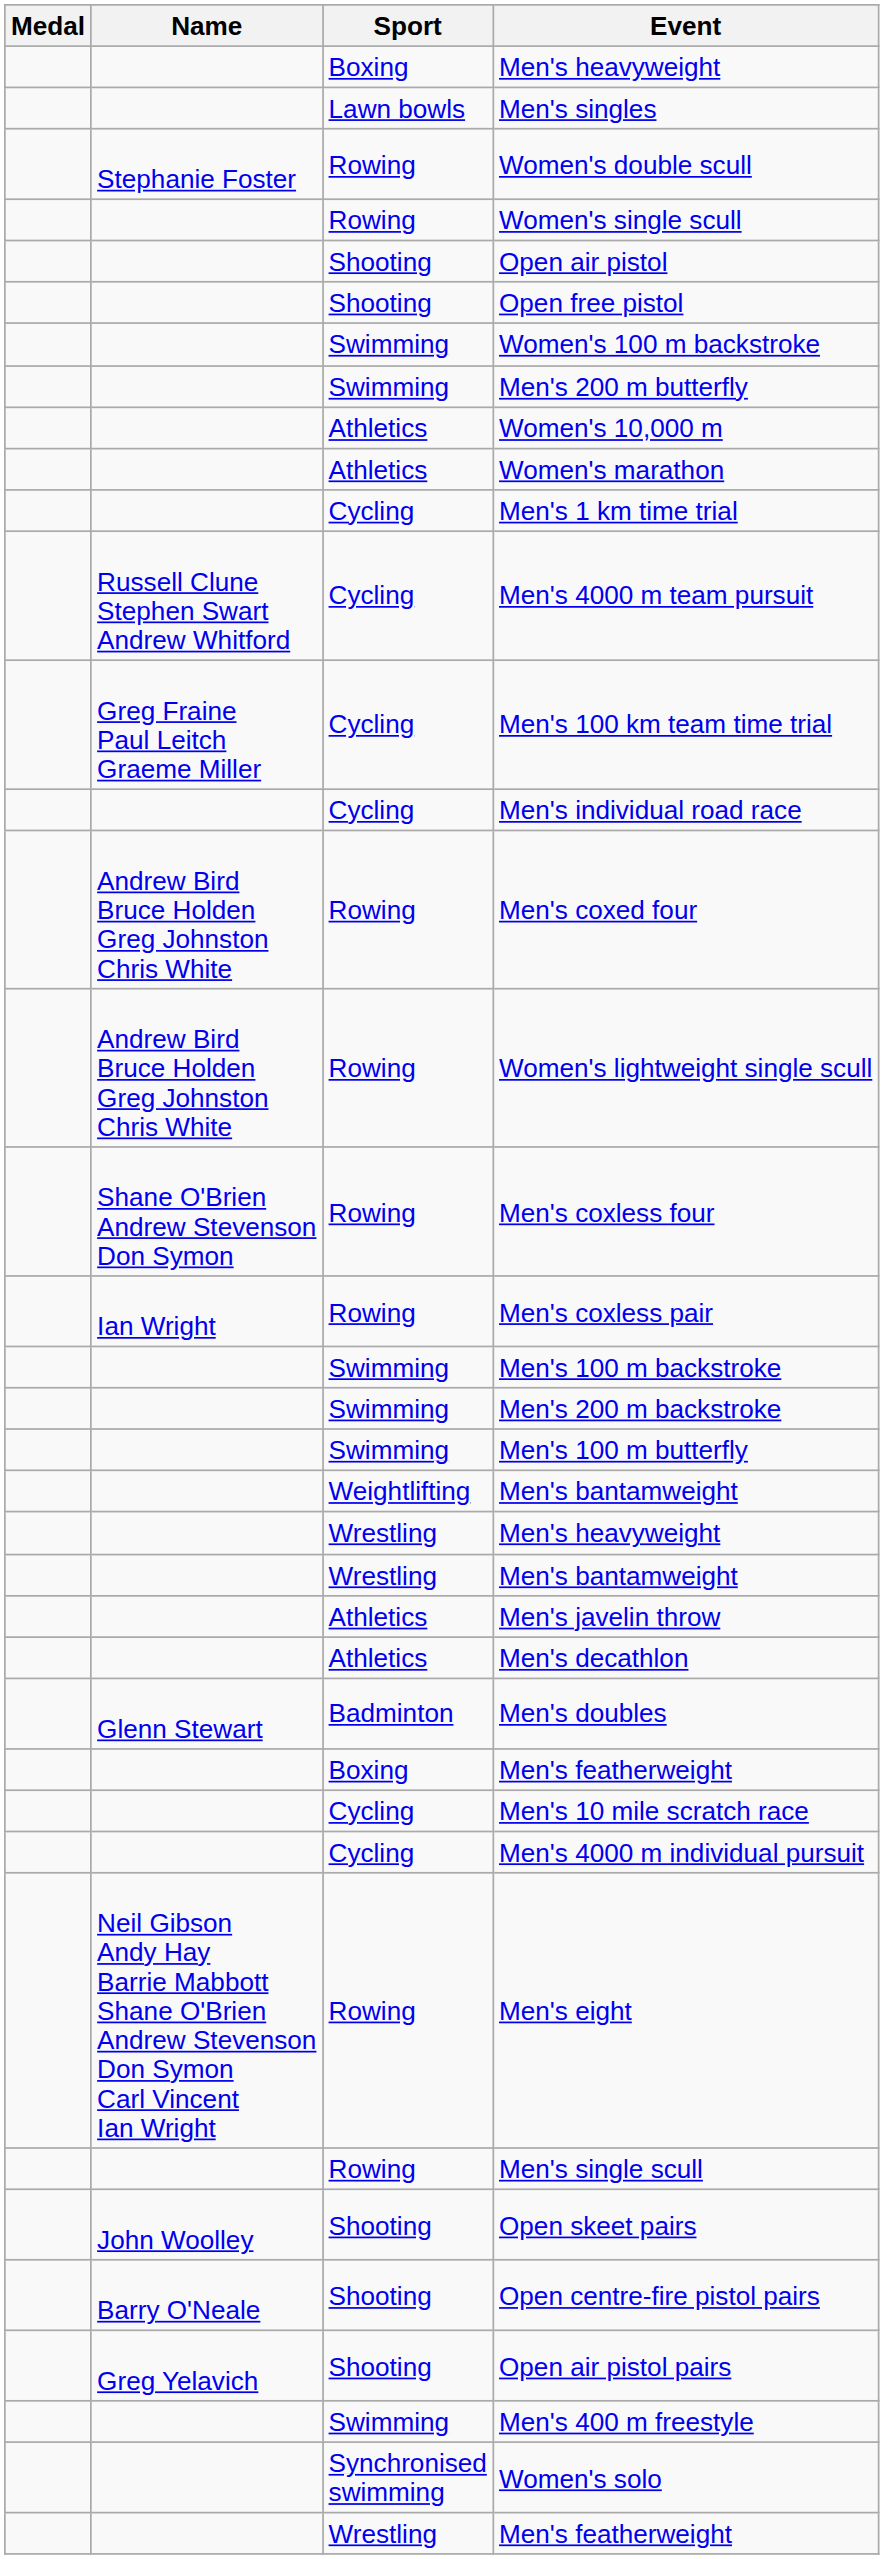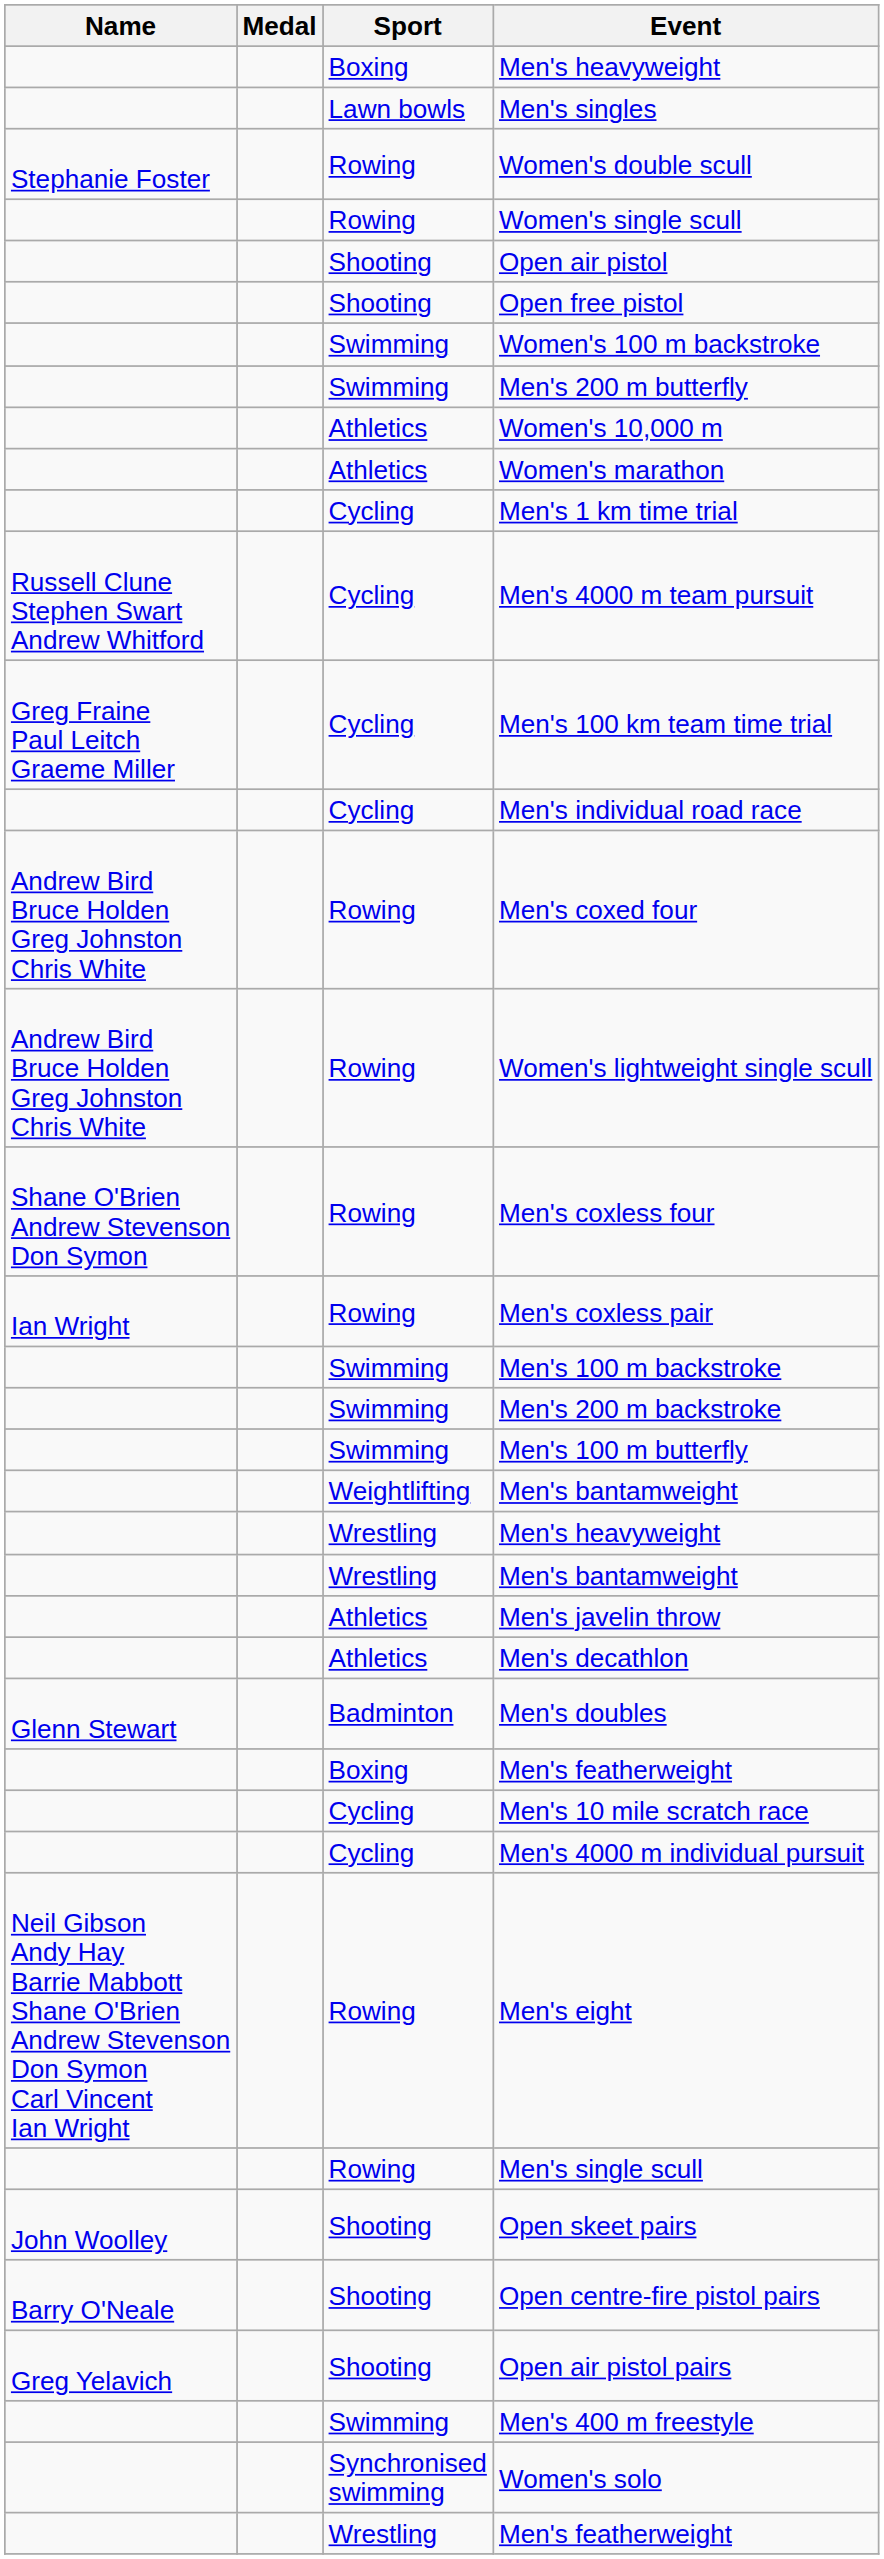columns swapped: (48, 26) <-> (207, 26)
